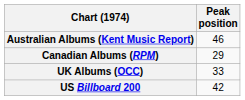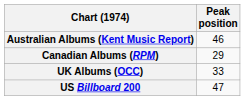(218, 87) 42 -> (218, 87) 47
